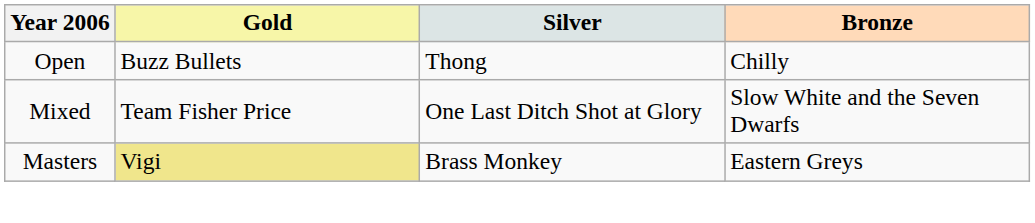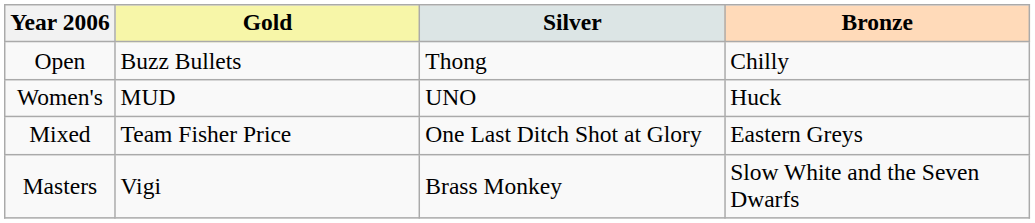+ row: (60, 97)
(855, 110) Slow White and the Seven Dwarfs -> (796, 135) Eastern Greys
(141, 161) khaki background -> (141, 185) no background
(796, 161) Eastern Greys -> (855, 185) Slow White and the Seven Dwarfs
